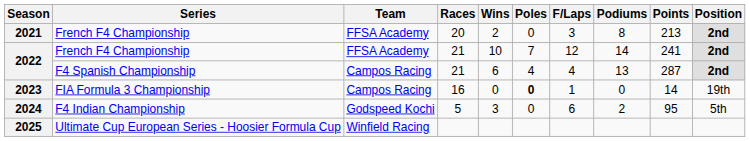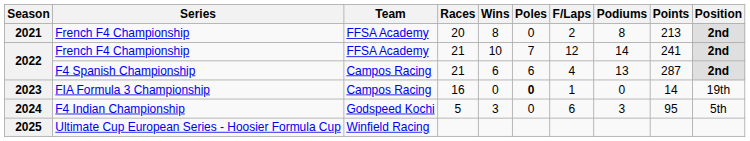(495, 33) 2 -> (495, 33) 8
(572, 33) 3 -> (572, 33) 2
(531, 71) 4 -> (531, 71) 6
(622, 109) 2 -> (622, 109) 3
